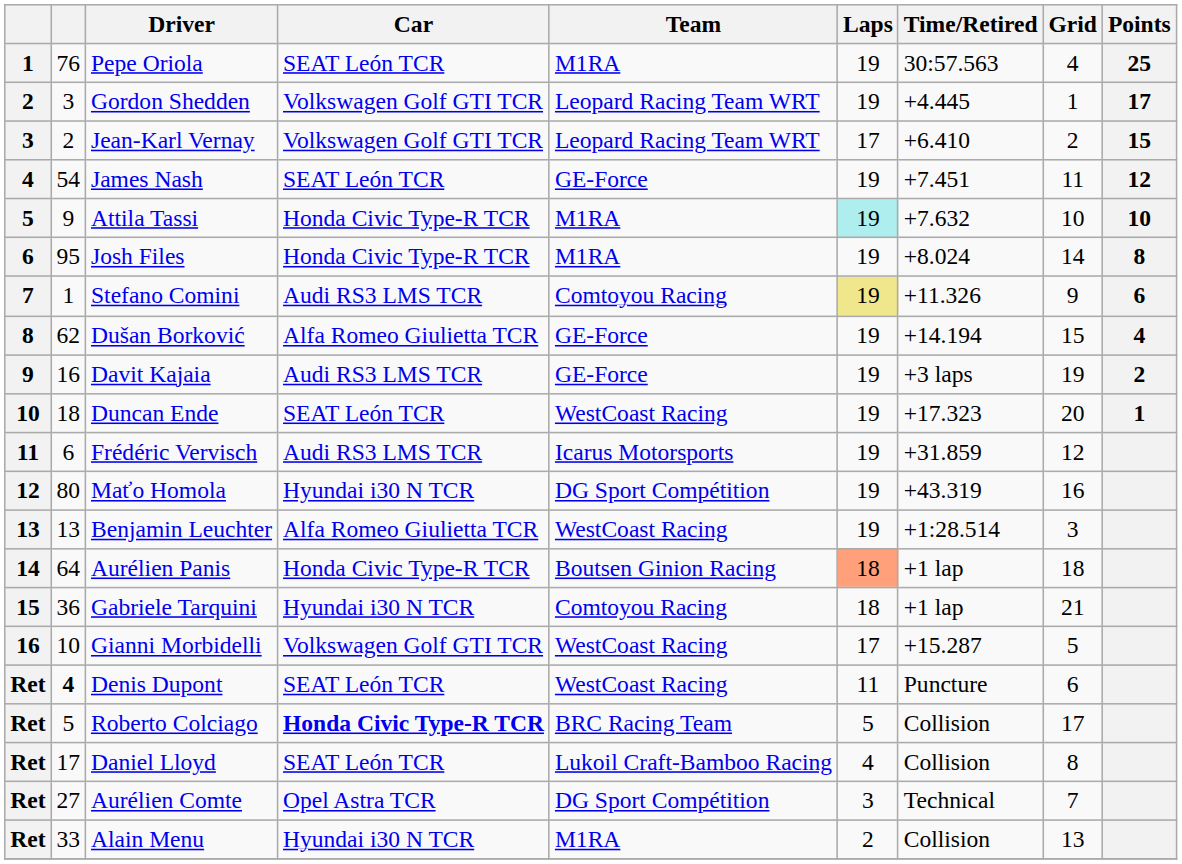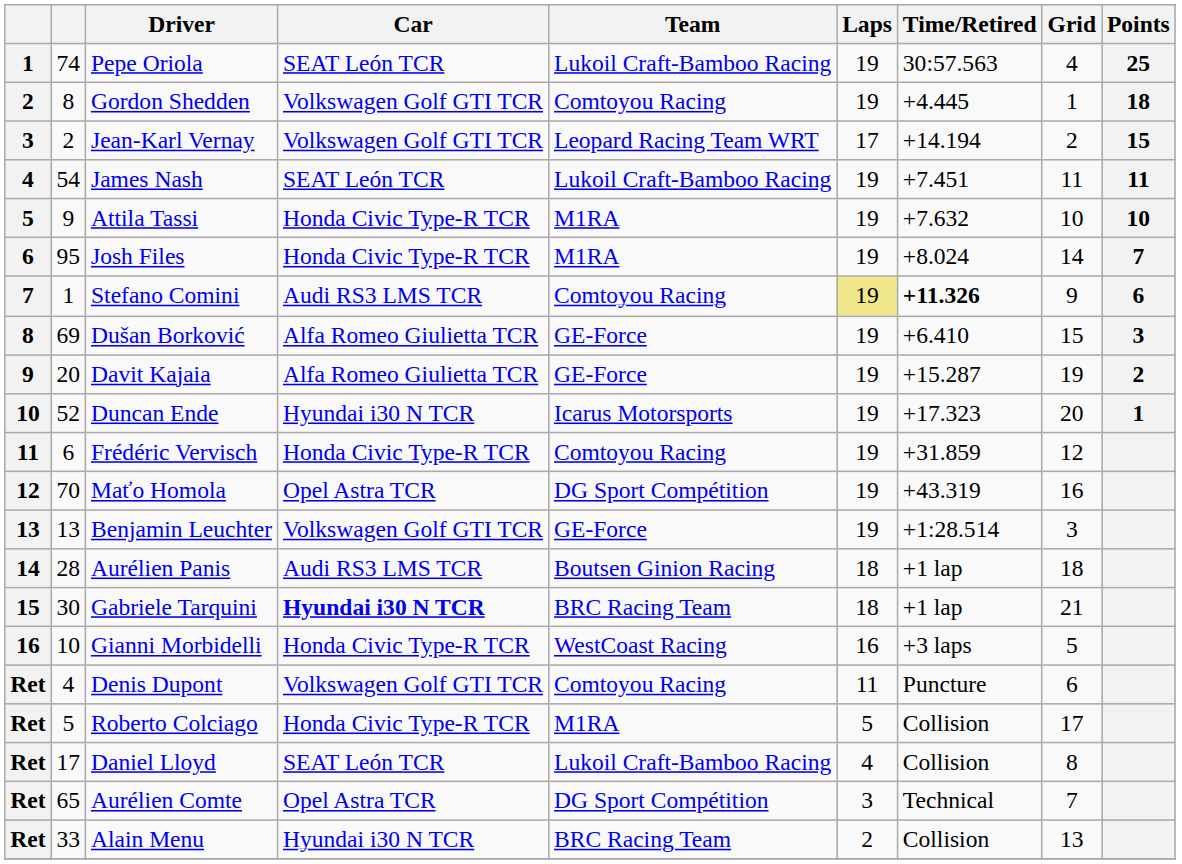(68, 62) 76 -> (68, 62) 74
(588, 62) M1RA -> (693, 62) Lukoil Craft-Bamboo Racing
(68, 101) 3 -> (68, 101) 8
(687, 101) Leopard Racing Team WRT -> (640, 101) Comtoyou Racing
(1139, 101) 17 -> (1138, 101) 18
(937, 140) +6.410 -> (942, 140) +14.194
(601, 179) GE-Force -> (693, 179) Lukoil Craft-Bamboo Racing
(1139, 179) 12 -> (1138, 179) 11
(868, 218) paleturquoise background -> (867, 218) no background
(1139, 257) 8 -> (1138, 257) 7
(942, 296) normal -> (941, 296) bold
(68, 334) 62 -> (68, 334) 69
(943, 334) +14.194 -> (936, 334) +6.410
(1139, 334) 4 -> (1138, 334) 3
(68, 373) 16 -> (68, 373) 20
(383, 373) Audi RS3 LMS TCR -> (411, 373) Alfa Romeo Giulietta TCR
(938, 373) +3 laps -> (942, 373) +15.287
(68, 412) 18 -> (68, 412) 52
(364, 412) SEAT León TCR -> (379, 412) Hyundai i30 N TCR
(641, 412) WestCoast Racing -> (643, 412) Icarus Motorsports
(383, 451) Audi RS3 LMS TCR -> (406, 451) Honda Civic Type-R TCR
(644, 451) Icarus Motorsports -> (640, 451) Comtoyou Racing
(68, 490) 80 -> (68, 490) 70
(379, 490) Hyundai i30 N TCR -> (359, 490) Opel Astra TCR
(411, 529) Alfa Romeo Giulietta TCR -> (413, 529) Volkswagen Golf GTI TCR
(641, 529) WestCoast Racing -> (600, 529) GE-Force
(68, 567) 64 -> (68, 567) 28
(406, 567) Honda Civic Type-R TCR -> (383, 567) Audi RS3 LMS TCR
(868, 567) lightsalmon background -> (867, 567) no background
(68, 606) 36 -> (68, 606) 30
(379, 606) normal -> (384, 606) bold
(641, 606) Comtoyou Racing -> (643, 606) BRC Racing Team
(413, 645) Volkswagen Golf GTI TCR -> (406, 645) Honda Civic Type-R TCR
(868, 645) 17 -> (867, 645) 16
(943, 645) +15.287 -> (937, 645) +3 laps
(68, 684) bold -> (68, 684) normal
(364, 684) SEAT León TCR -> (413, 684) Volkswagen Golf GTI TCR
(641, 684) WestCoast Racing -> (640, 684) Comtoyou Racing
(414, 723) bold -> (406, 723) normal
(643, 723) BRC Racing Team -> (587, 723) M1RA
(68, 801) 27 -> (68, 801) 65
(588, 839) M1RA -> (643, 839) BRC Racing Team
